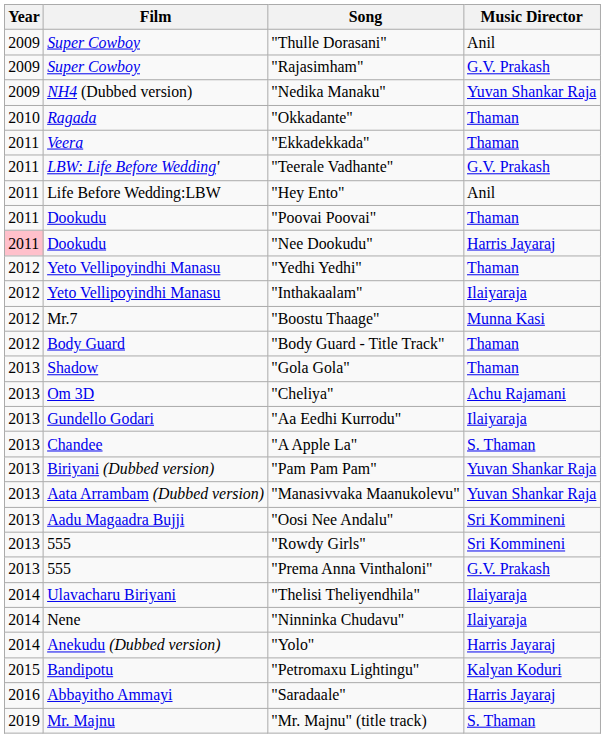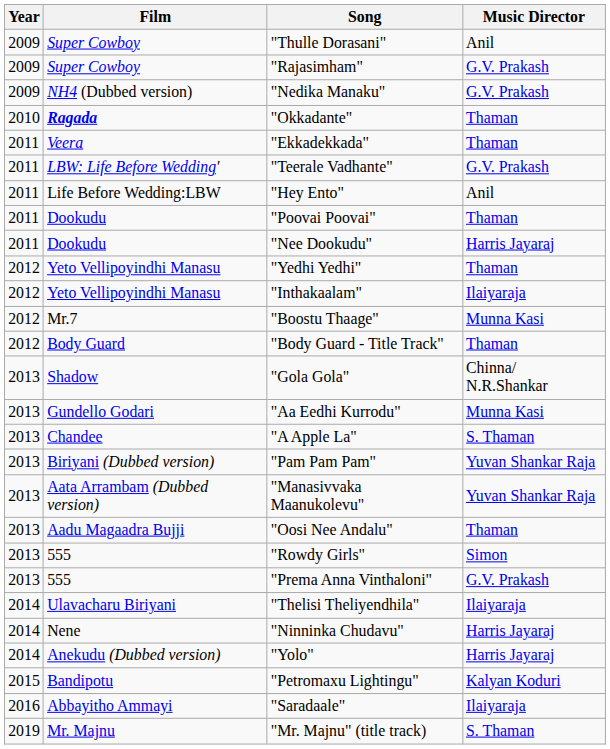(532, 92) Yuvan Shankar Raja -> (507, 92) G.V. Prakash
(72, 117) normal -> (72, 117) bold
(24, 243) pink background -> (24, 243) no background
(493, 368) Thaman -> (507, 377) Chinna/ N.R.Shankar
- row: (302, 393)
(497, 419) Ilaiyaraja -> (505, 411) Munna Kasi
(516, 519) Sri Kommineni -> (492, 530) Thaman
(516, 544) Sri Kommineni -> (487, 555) Simon
(497, 619) Ilaiyaraja -> (510, 630) Harris Jayaraj
(511, 695) Harris Jayaraj -> (496, 705) Ilaiyaraja
